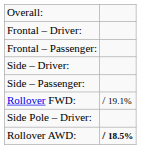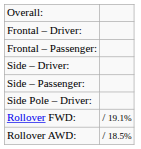rows swapped: (49, 118) <-> (41, 100)
(118, 135) bold -> (117, 135) normal
